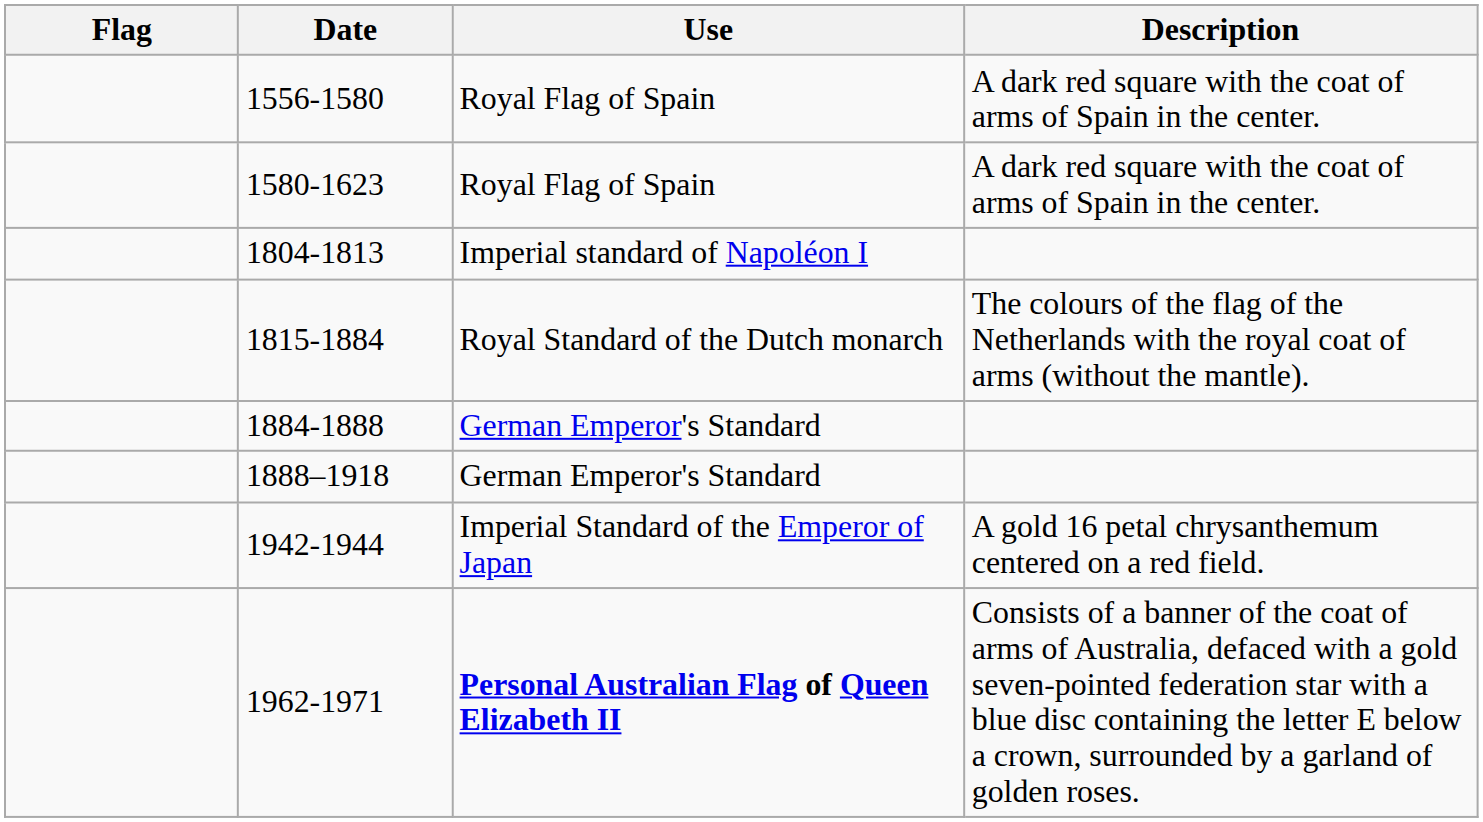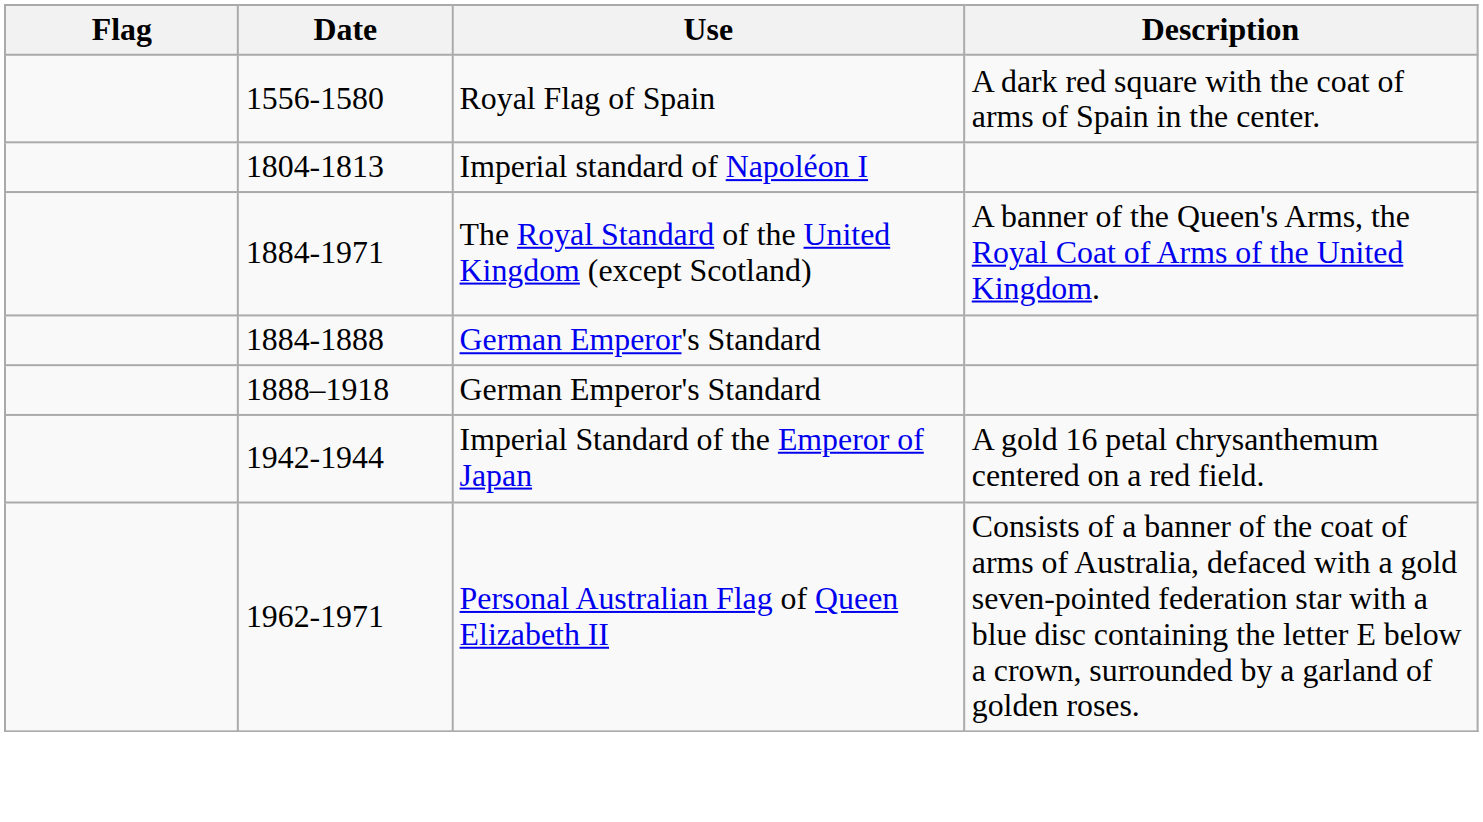- row: (315, 184)
- row: (315, 339)
+ row: (315, 252)
(694, 702) bold -> (679, 616) normal
